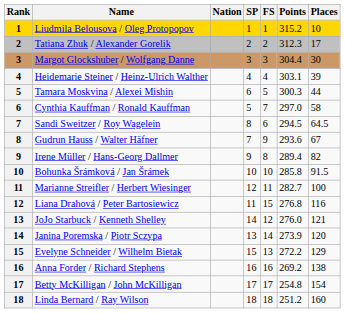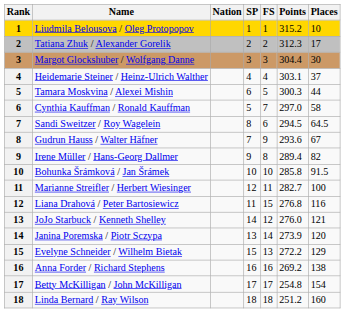(316, 76) 39 -> (316, 76) 37
